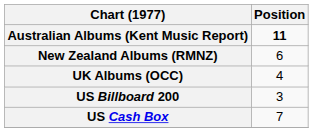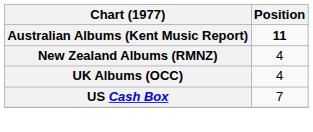(280, 55) 6 -> (280, 55) 4
- row: (128, 96)
